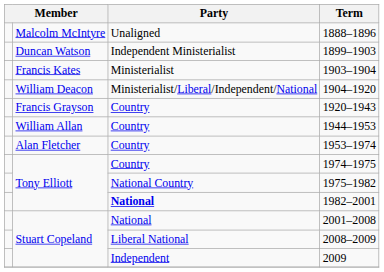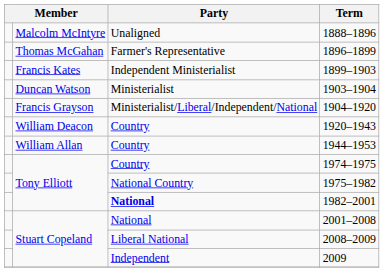+ row: (349, 51)
(53, 51) Duncan Watson -> (48, 70) Francis Kates
(48, 70) Francis Kates -> (53, 88) Duncan Watson
(54, 88) William Deacon -> (54, 107) Francis Grayson
(54, 107) Francis Grayson -> (54, 126) William Deacon
- row: (349, 145)
